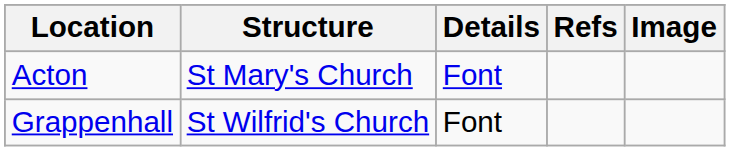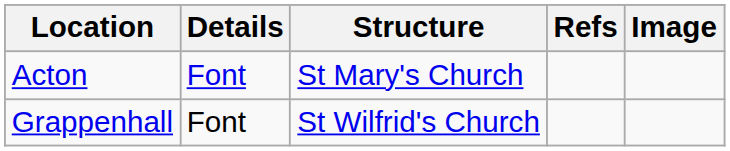columns swapped: (308, 27) <-> (491, 27)
